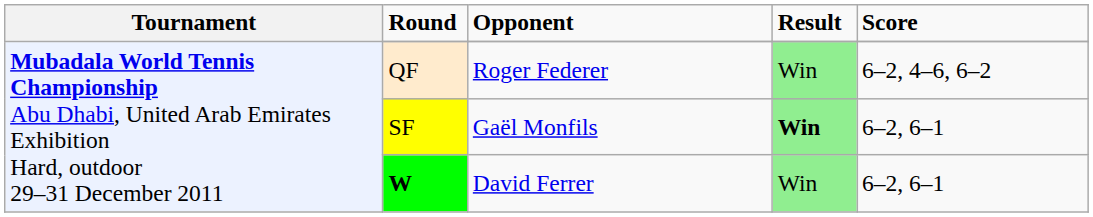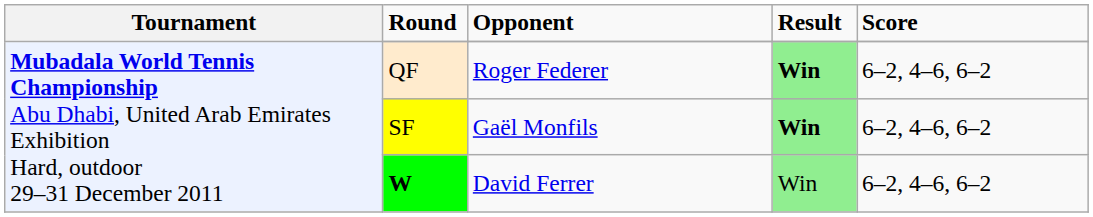(797, 70) normal -> (799, 70) bold
(903, 126) 6–2, 6–1 -> (927, 126) 6–2, 4–6, 6–2
(903, 183) 6–2, 6–1 -> (927, 183) 6–2, 4–6, 6–2
